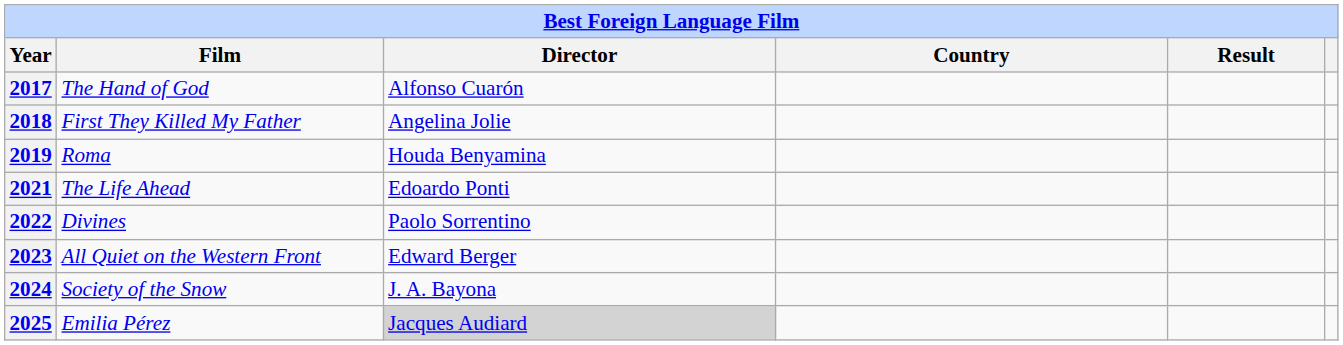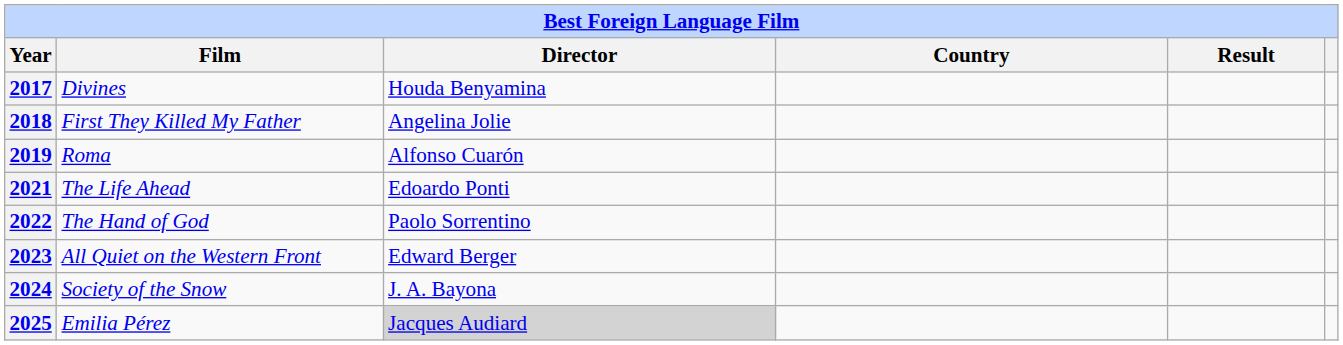(135, 88) The Hand of God -> (94, 88) Divines
(456, 88) Alfonso Cuarón -> (467, 88) Houda Benyamina
(467, 155) Houda Benyamina -> (456, 155) Alfonso Cuarón
(94, 222) Divines -> (135, 222) The Hand of God
